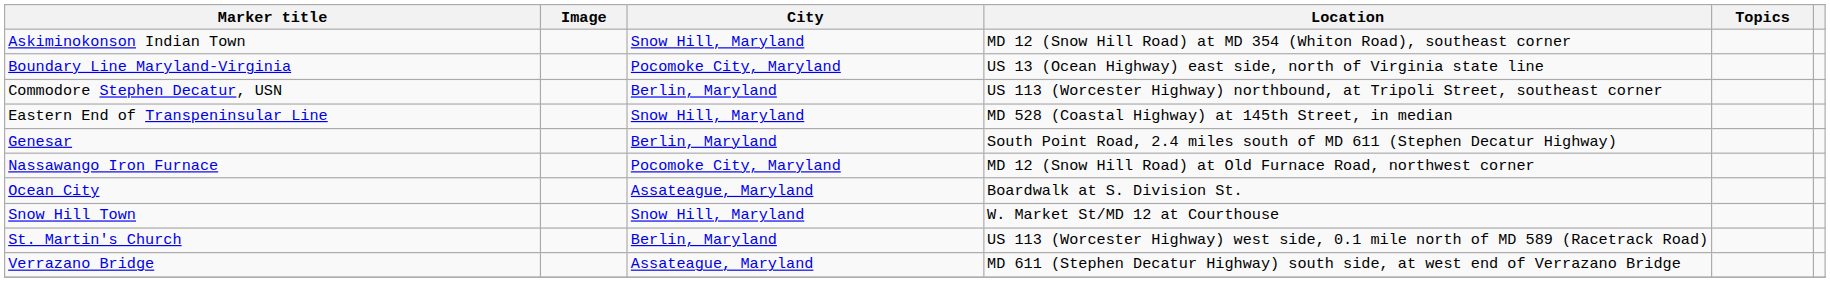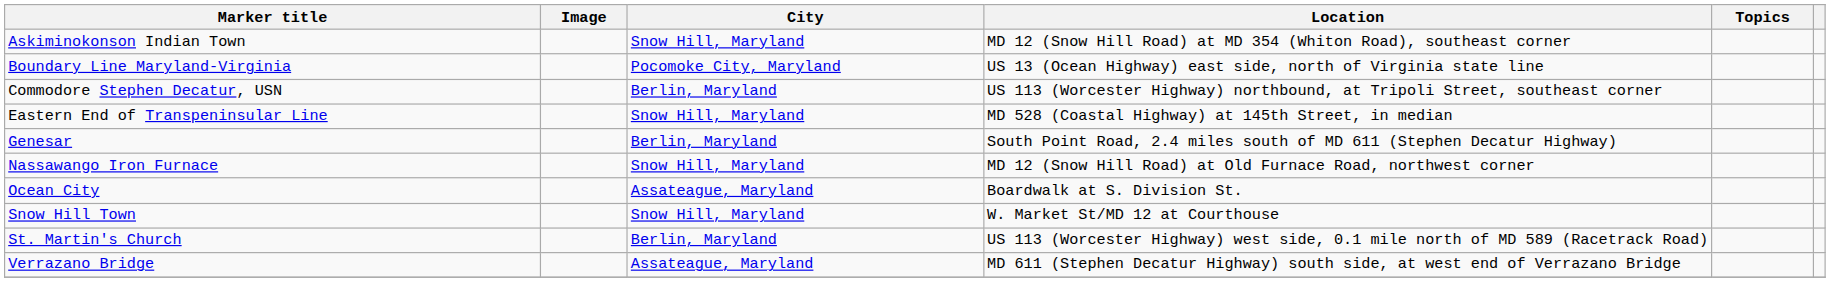(736, 166) Pocomoke City, Maryland -> (718, 166) Snow Hill, Maryland
